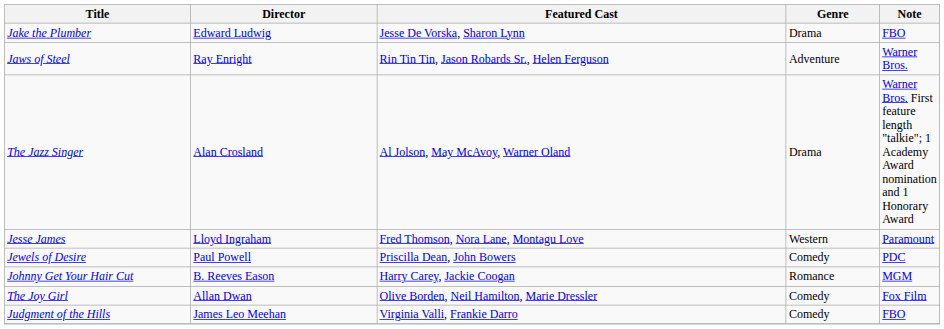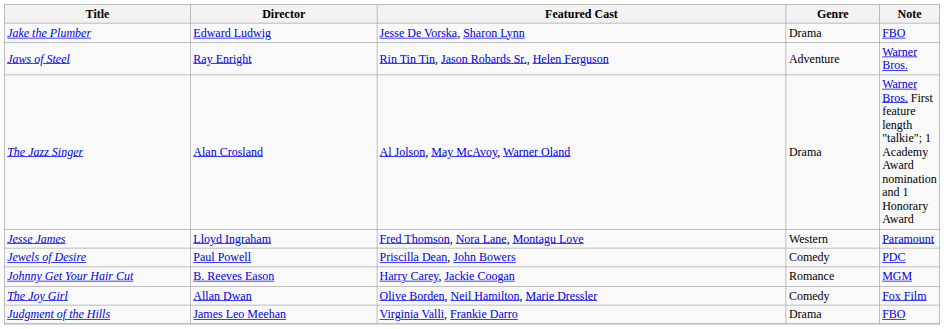(809, 314) Comedy -> (805, 314) Drama
